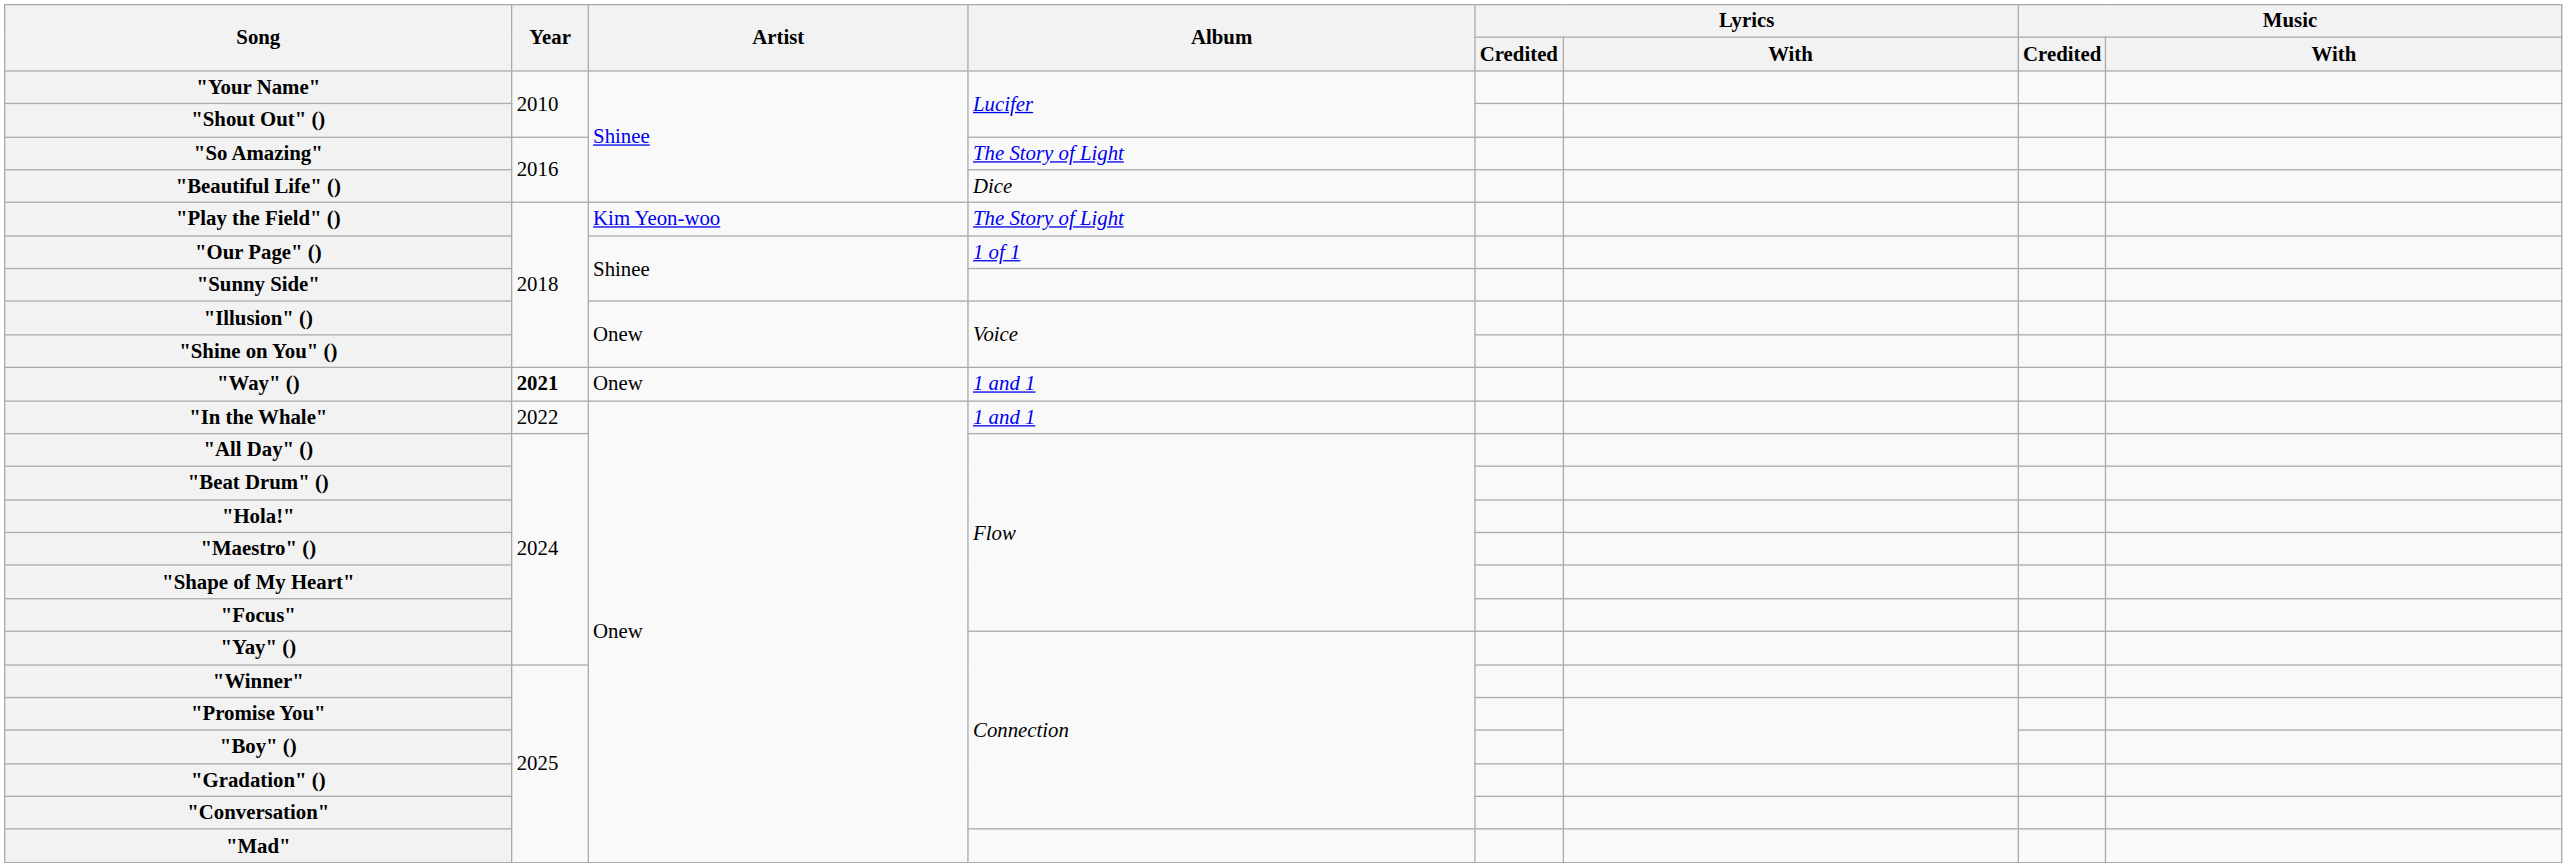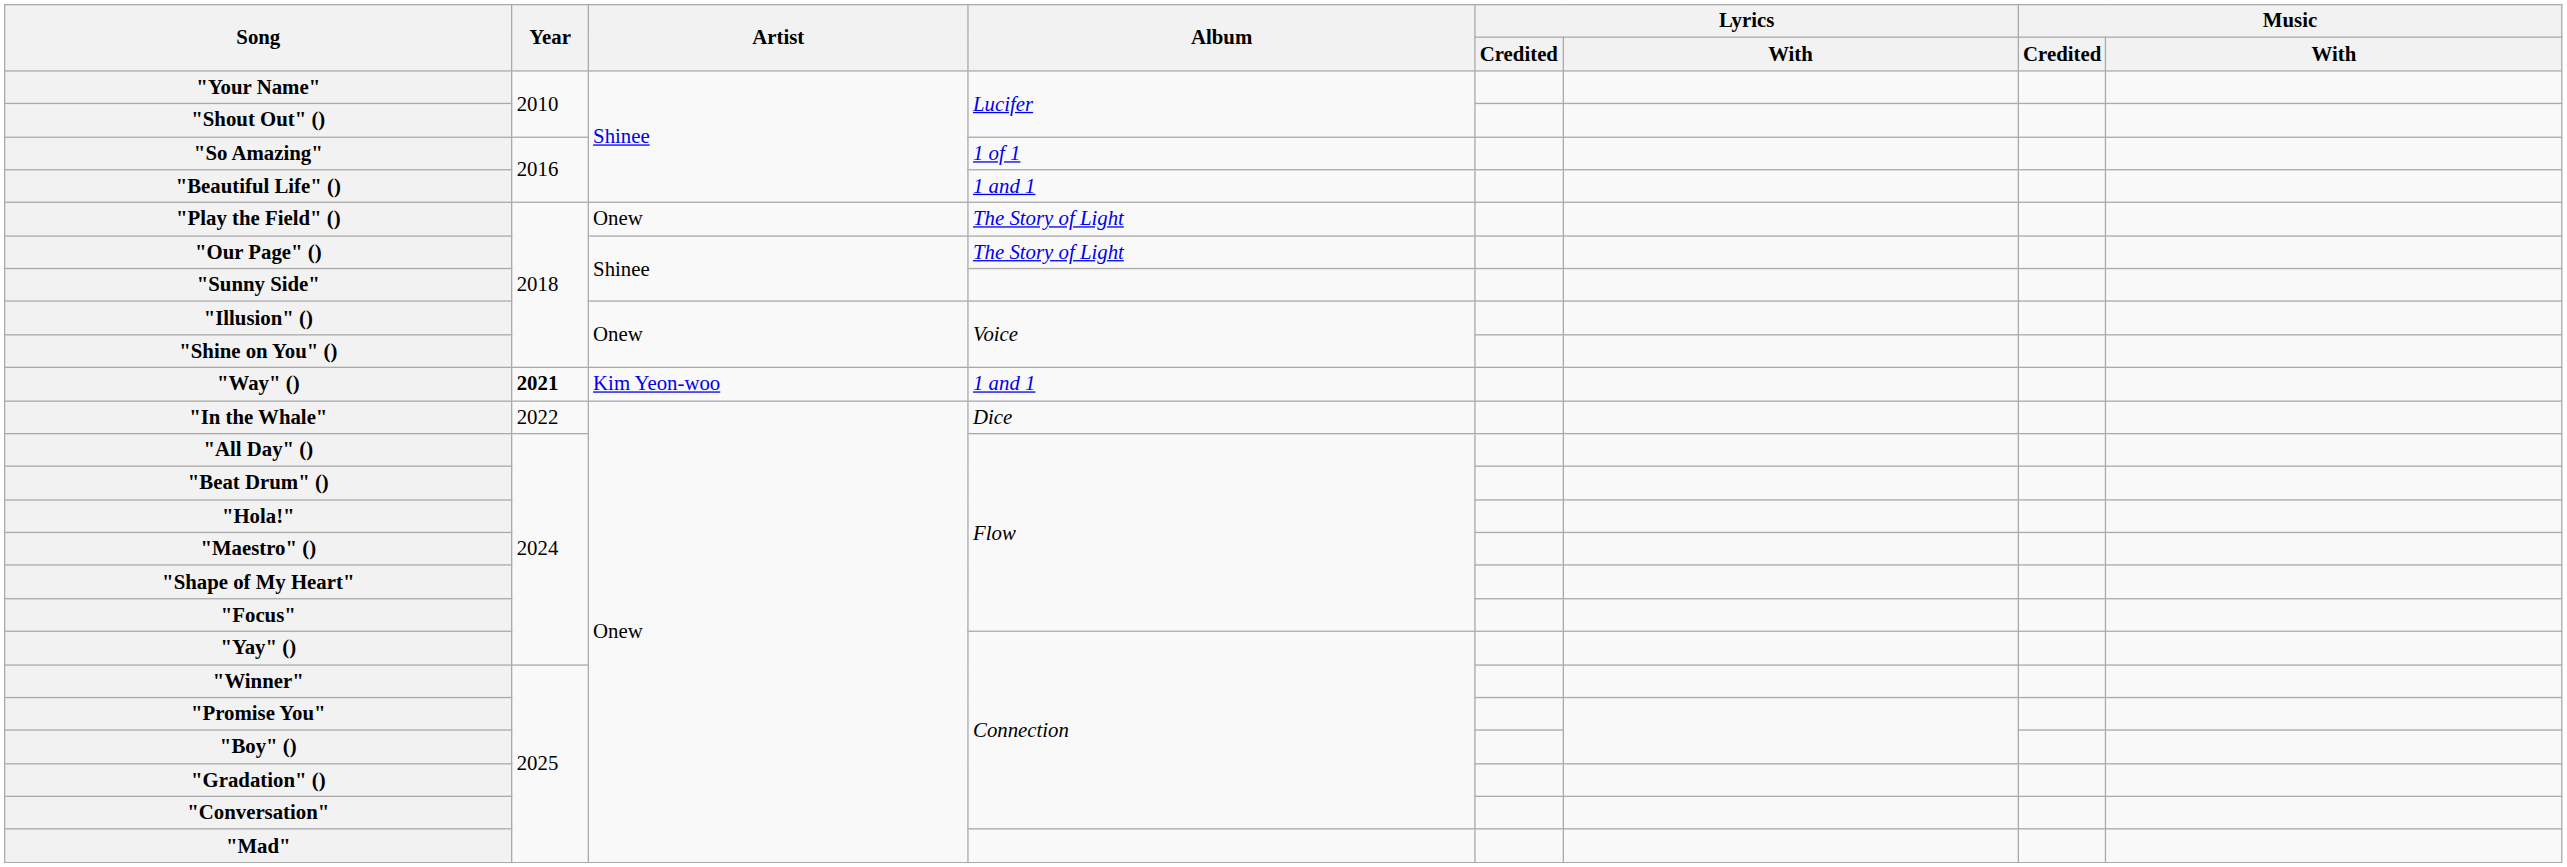(1048, 152) The Story of Light -> (997, 152) 1 of 1
(993, 185) Dice -> (1004, 185) 1 and 1
(657, 218) Kim Yeon-woo -> (618, 218) Onew
(997, 251) 1 of 1 -> (1048, 251) The Story of Light
(618, 383) Onew -> (657, 383) Kim Yeon-woo
(1004, 416) 1 and 1 -> (993, 416) Dice
